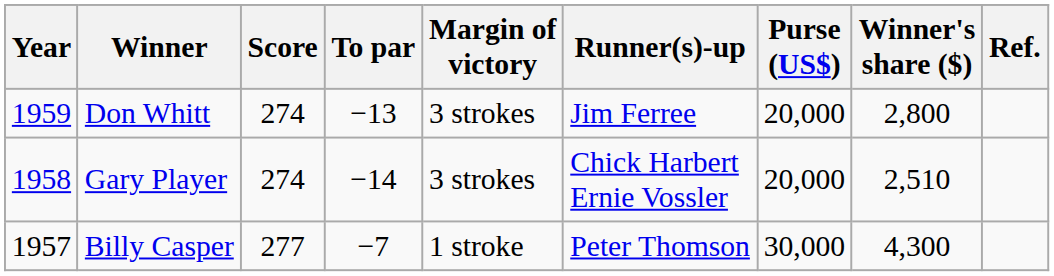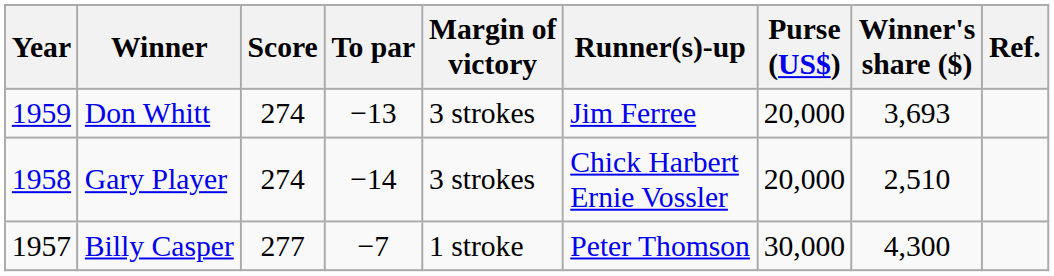(917, 113) 2,800 -> (917, 113) 3,693
